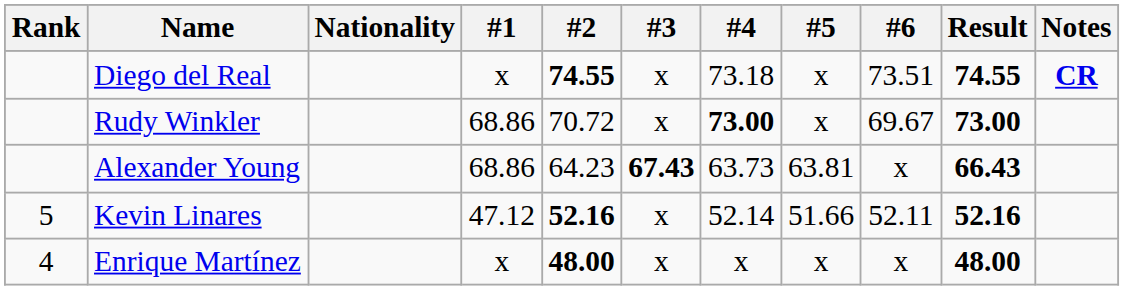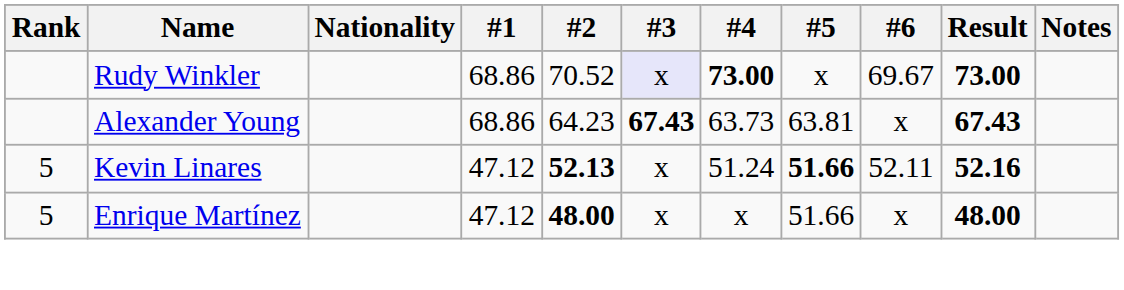- row: (182, 74)
(582, 121) 70.72 -> (582, 74) 70.52
(661, 121) no background -> (661, 74) lavender background
(988, 167) 66.43 -> (988, 121) 67.43
(582, 214) 52.16 -> (582, 167) 52.13
(741, 214) 52.14 -> (741, 167) 51.24
(821, 214) normal -> (821, 167) bold
(46, 261) 4 -> (46, 214) 5
(502, 261) x -> (502, 214) 47.12
(821, 261) x -> (821, 214) 51.66
